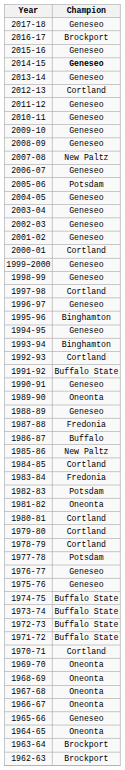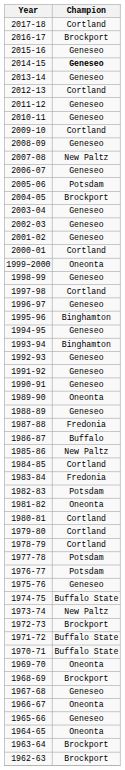(86, 24) Geneseo -> (86, 24) Cortland
(86, 131) Geneseo -> (86, 131) Cortland
(86, 198) Geneseo -> (86, 198) Brockport
(86, 265) Geneseo -> (86, 265) Oneonta
(86, 358) Cortland -> (86, 358) Geneseo
(86, 371) Buffalo State -> (86, 371) Geneseo
(86, 572) Geneseo -> (86, 572) Potsdam
(86, 612) Buffalo State -> (86, 612) New Paltz
(86, 625) Buffalo State -> (86, 625) Brockport
(86, 652) Cortland -> (86, 652) Buffalo State
(86, 678) Oneonta -> (86, 678) Brockport
(86, 692) Oneonta -> (86, 692) Geneseo
